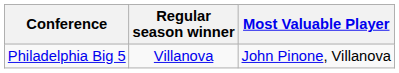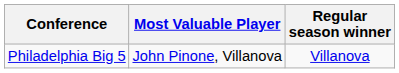columns swapped: (184, 24) <-> (316, 24)
